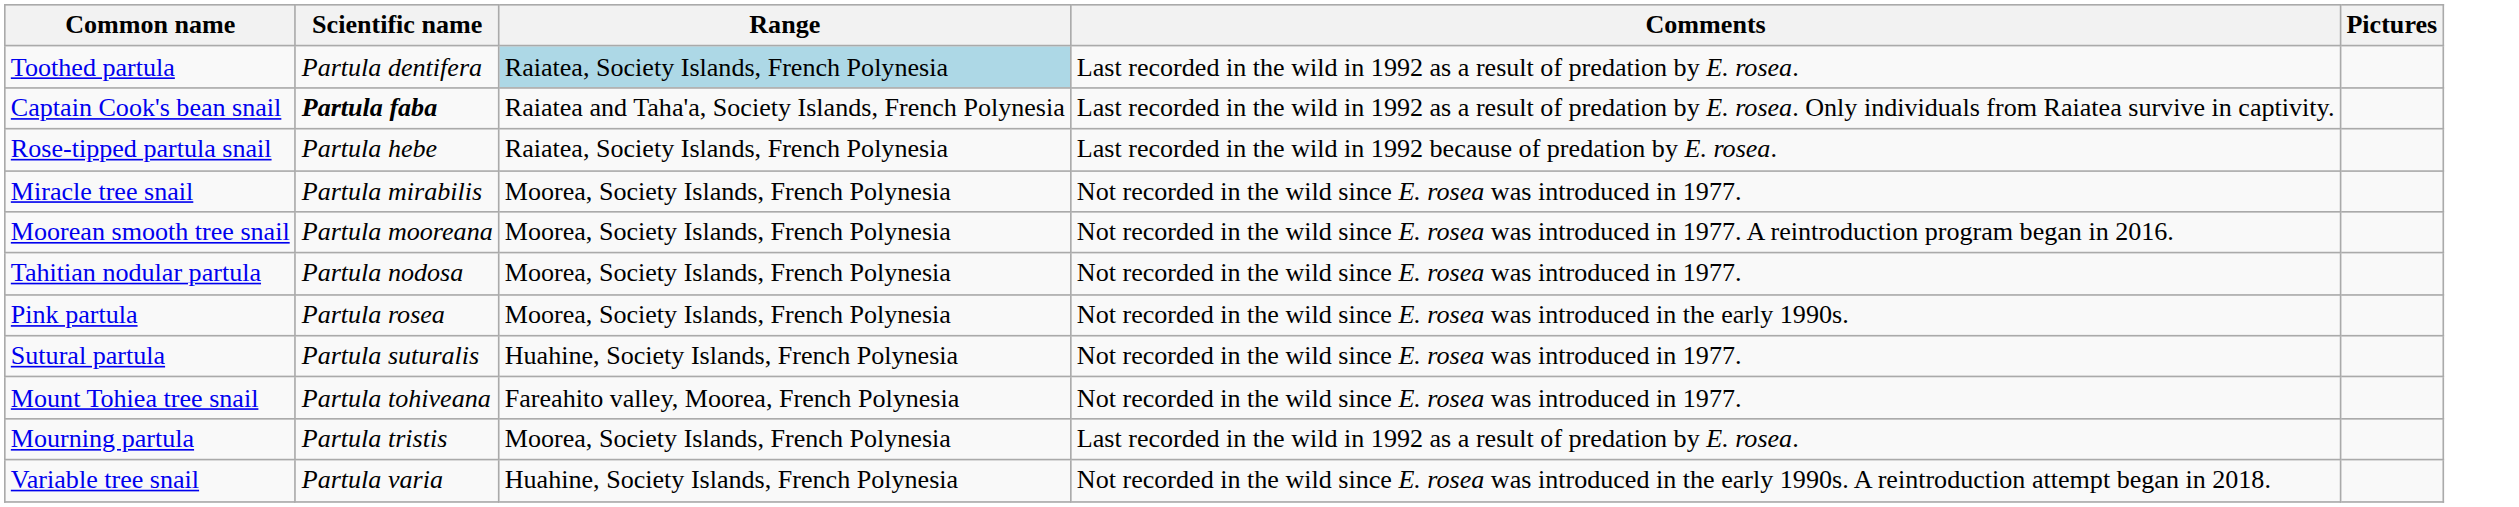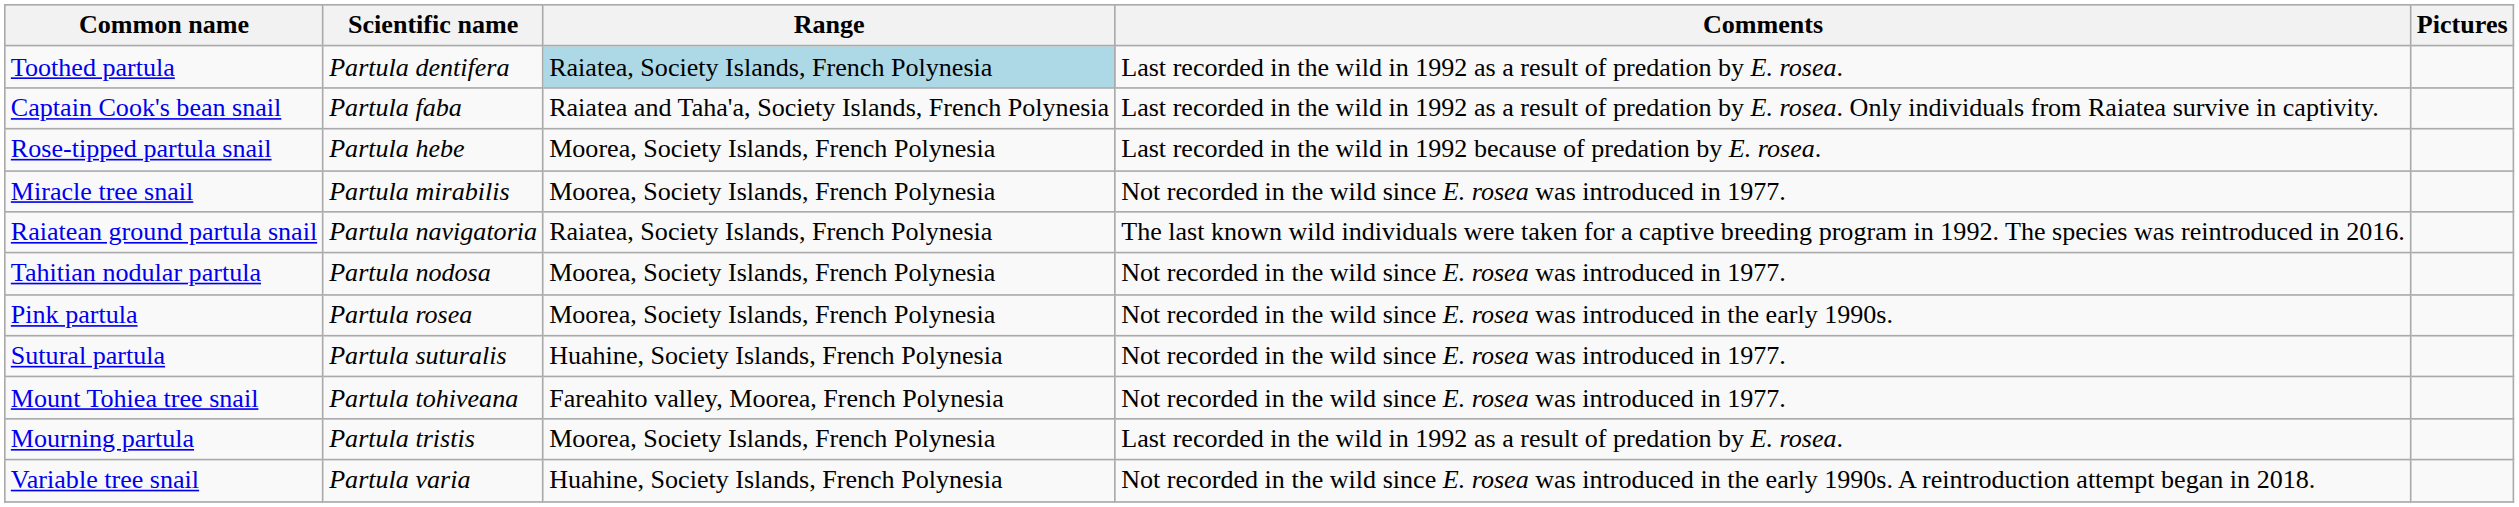(369, 107) bold -> (395, 107) normal
(726, 149) Raiatea, Society Islands, French Polynesia -> (772, 149) Moorea, Society Islands, French Polynesia
- row: (150, 231)
+ row: (164, 231)
